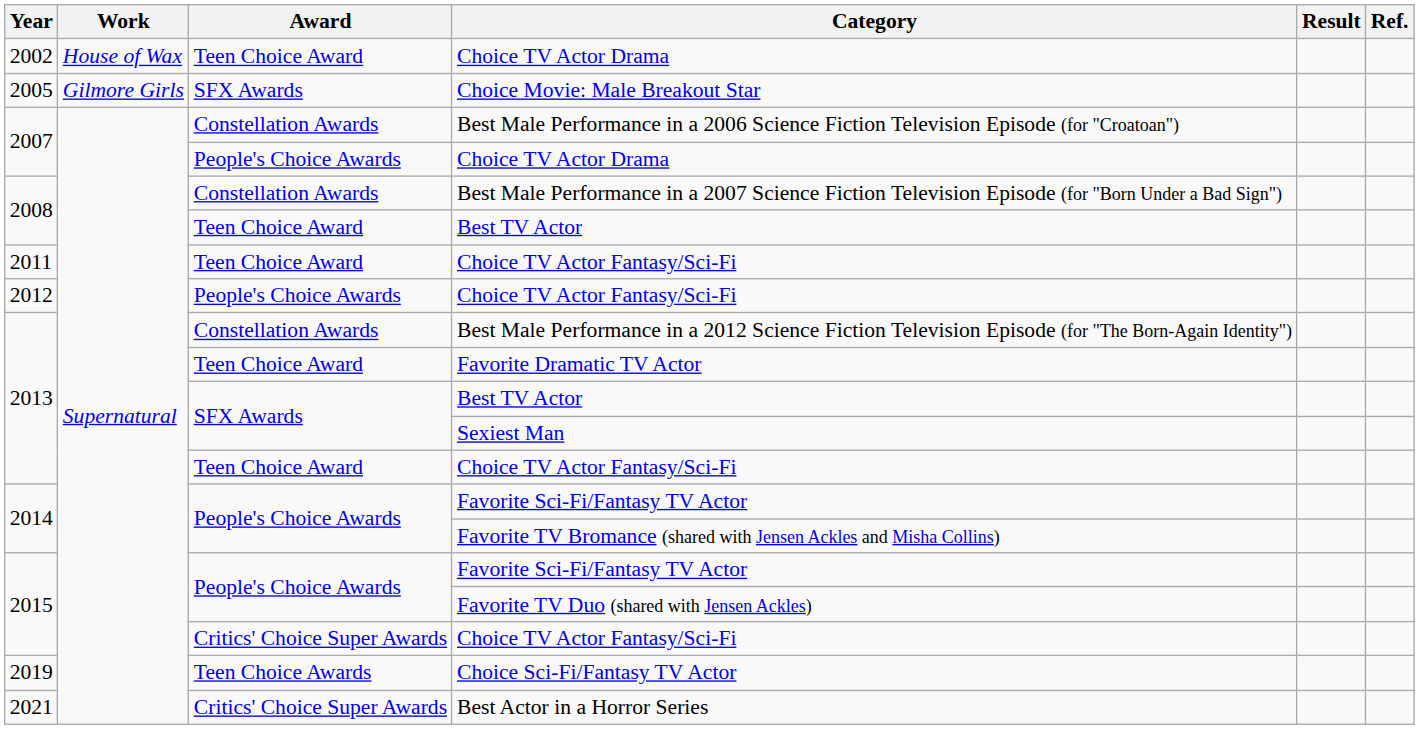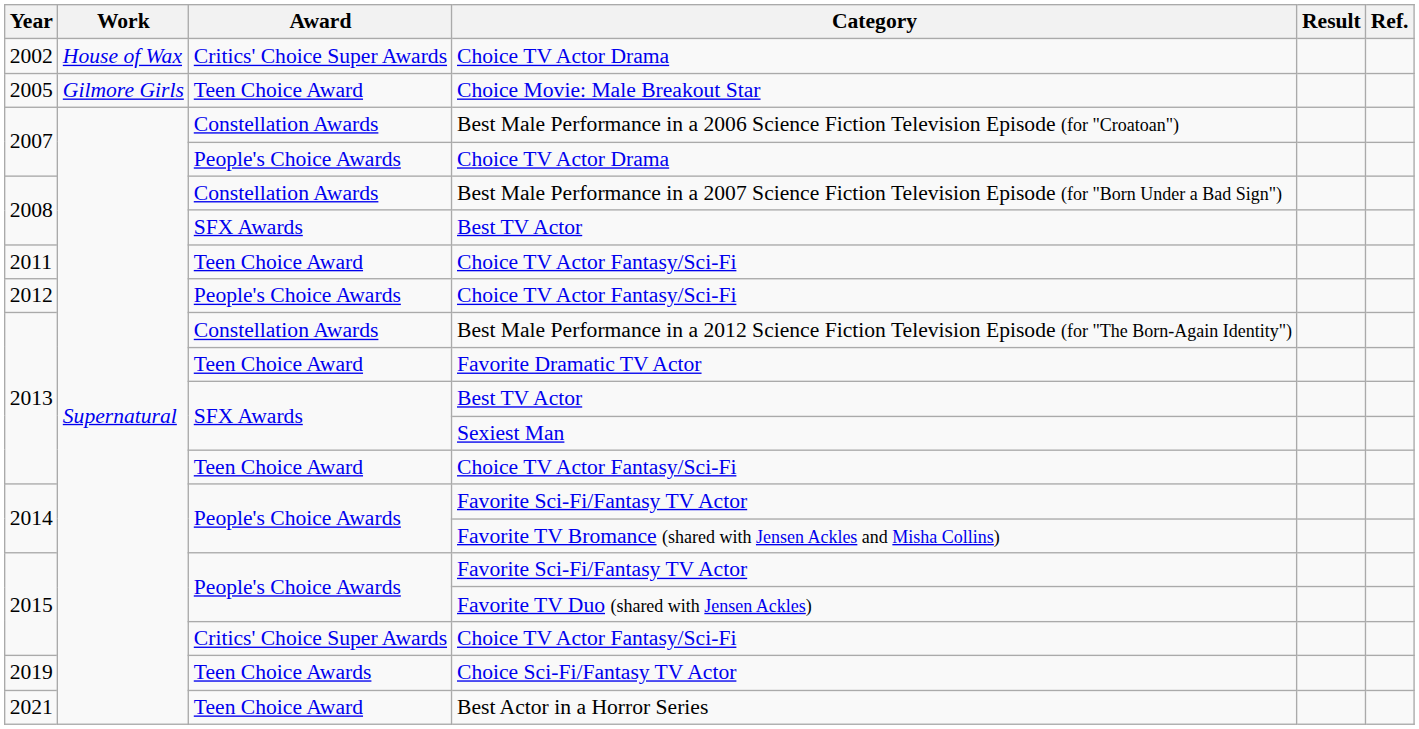(278, 55) Teen Choice Award -> (320, 55) Critics' Choice Super Awards
(248, 90) SFX Awards -> (278, 90) Teen Choice Award
(278, 227) Teen Choice Award -> (248, 227) SFX Awards
(320, 706) Critics' Choice Super Awards -> (278, 706) Teen Choice Award
